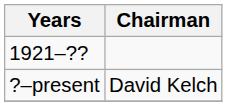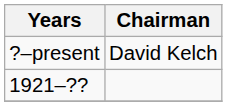rows swapped: (49, 52) <-> (55, 85)
